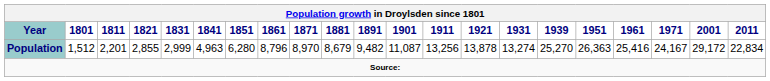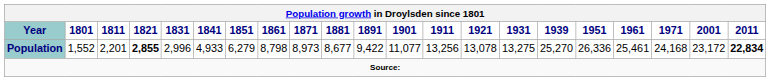(81, 49) 1,512 -> (81, 49) 1,552
(145, 49) normal -> (145, 49) bold
(177, 49) 2,999 -> (177, 49) 2,996
(210, 49) 4,963 -> (210, 49) 4,933
(242, 49) 6,280 -> (242, 49) 6,279
(274, 49) 8,796 -> (274, 49) 8,798
(306, 49) 8,970 -> (306, 49) 8,973
(338, 49) 8,679 -> (338, 49) 8,677
(370, 49) 9,482 -> (370, 49) 9,422
(405, 49) 11,087 -> (405, 49) 11,077
(480, 49) 13,878 -> (480, 49) 13,078
(518, 49) 13,274 -> (518, 49) 13,275
(595, 49) 26,363 -> (595, 49) 26,336
(633, 49) 25,416 -> (633, 49) 25,461
(671, 49) 24,167 -> (671, 49) 24,168
(709, 49) 29,172 -> (709, 49) 23,172
(747, 49) normal -> (747, 49) bold
